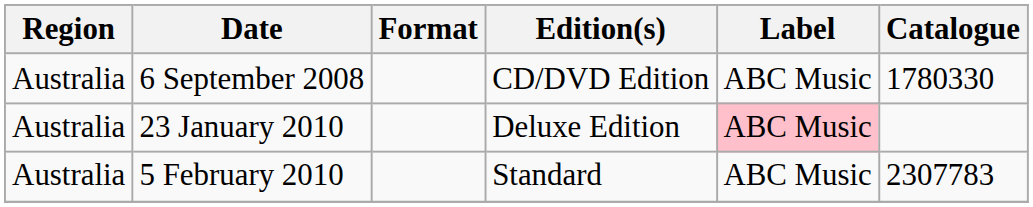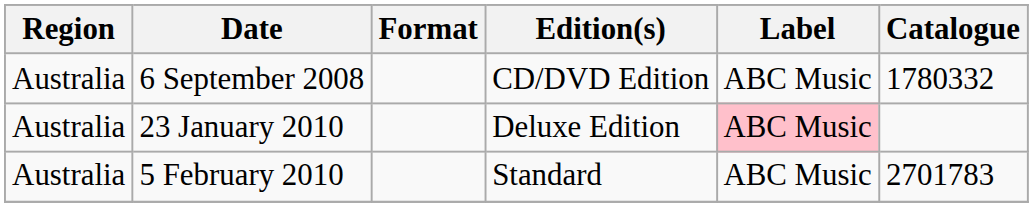(940, 77) 1780330 -> (940, 77) 1780332
(940, 175) 2307783 -> (940, 175) 2701783
